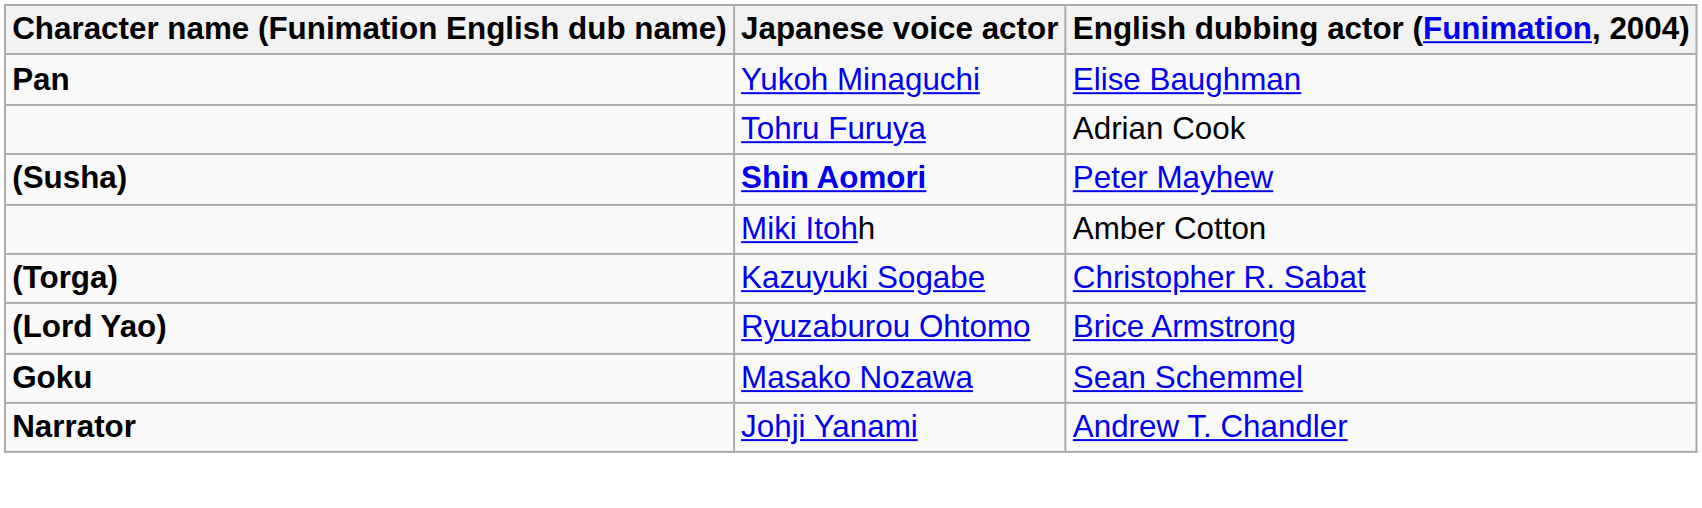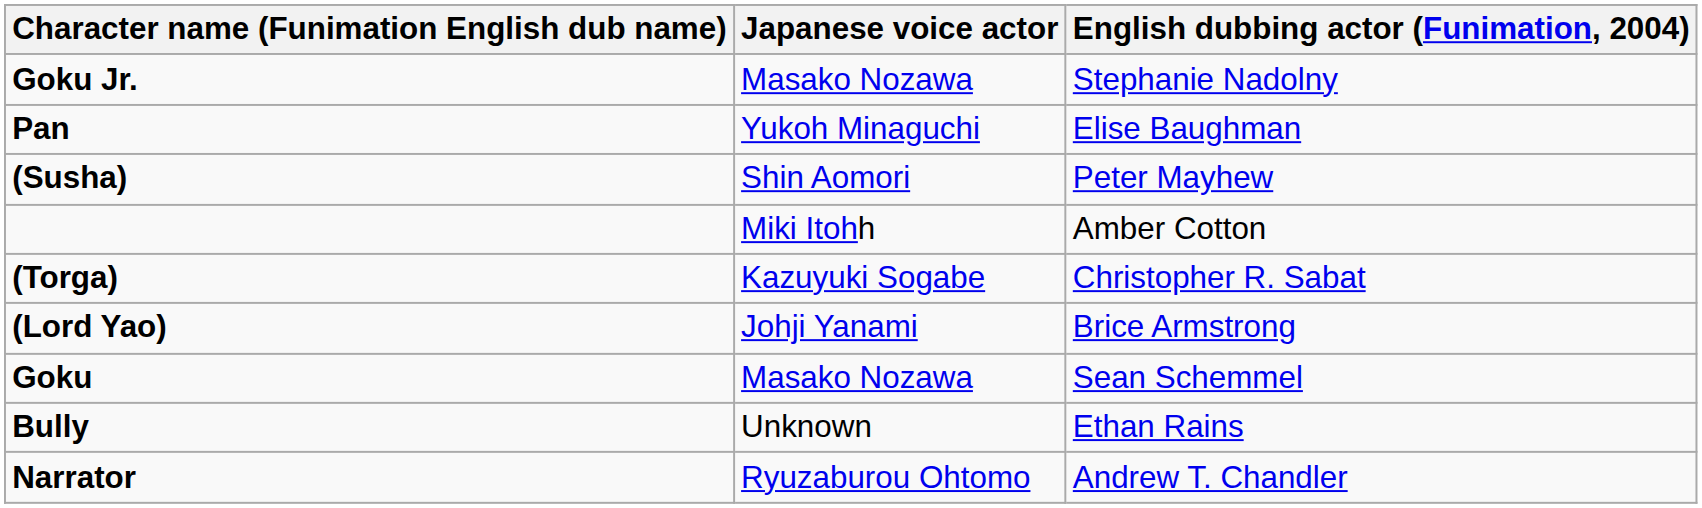+ row: (1205, 79)
- row: (1159, 128)
(834, 178) bold -> (826, 178) normal
(886, 327) Ryuzaburou Ohtomo -> (829, 327) Johji Yanami
+ row: (1158, 427)
(829, 427) Johji Yanami -> (886, 476) Ryuzaburou Ohtomo
